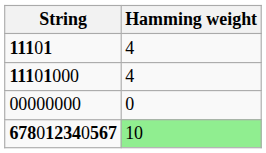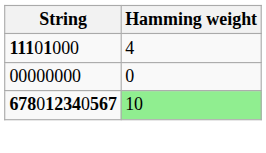- row: (31, 48)
